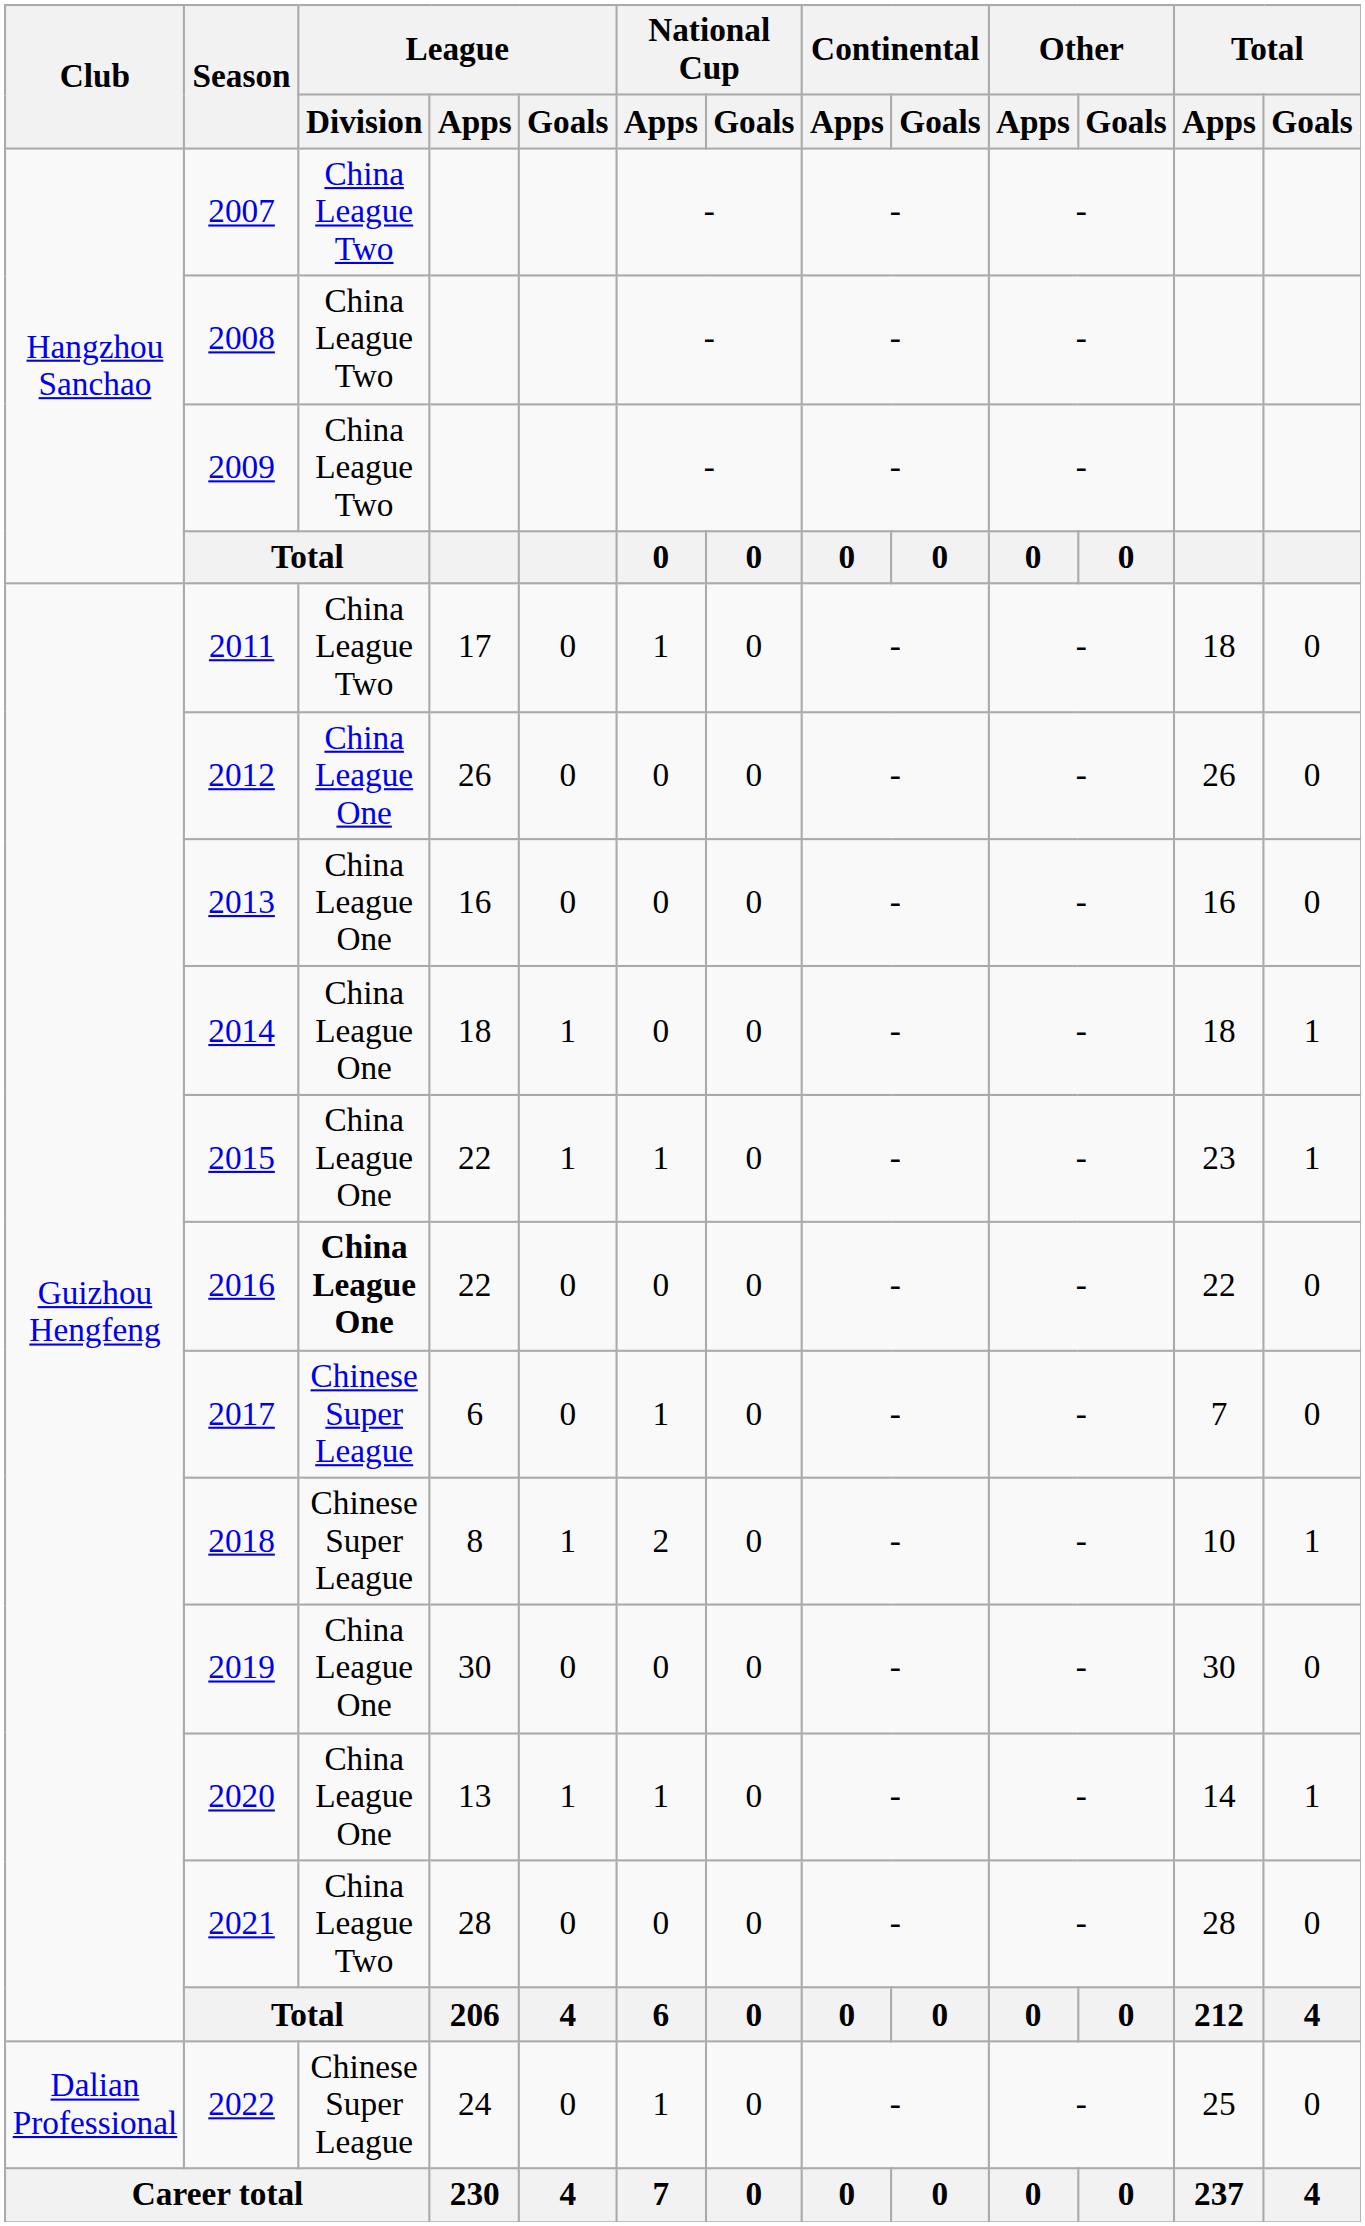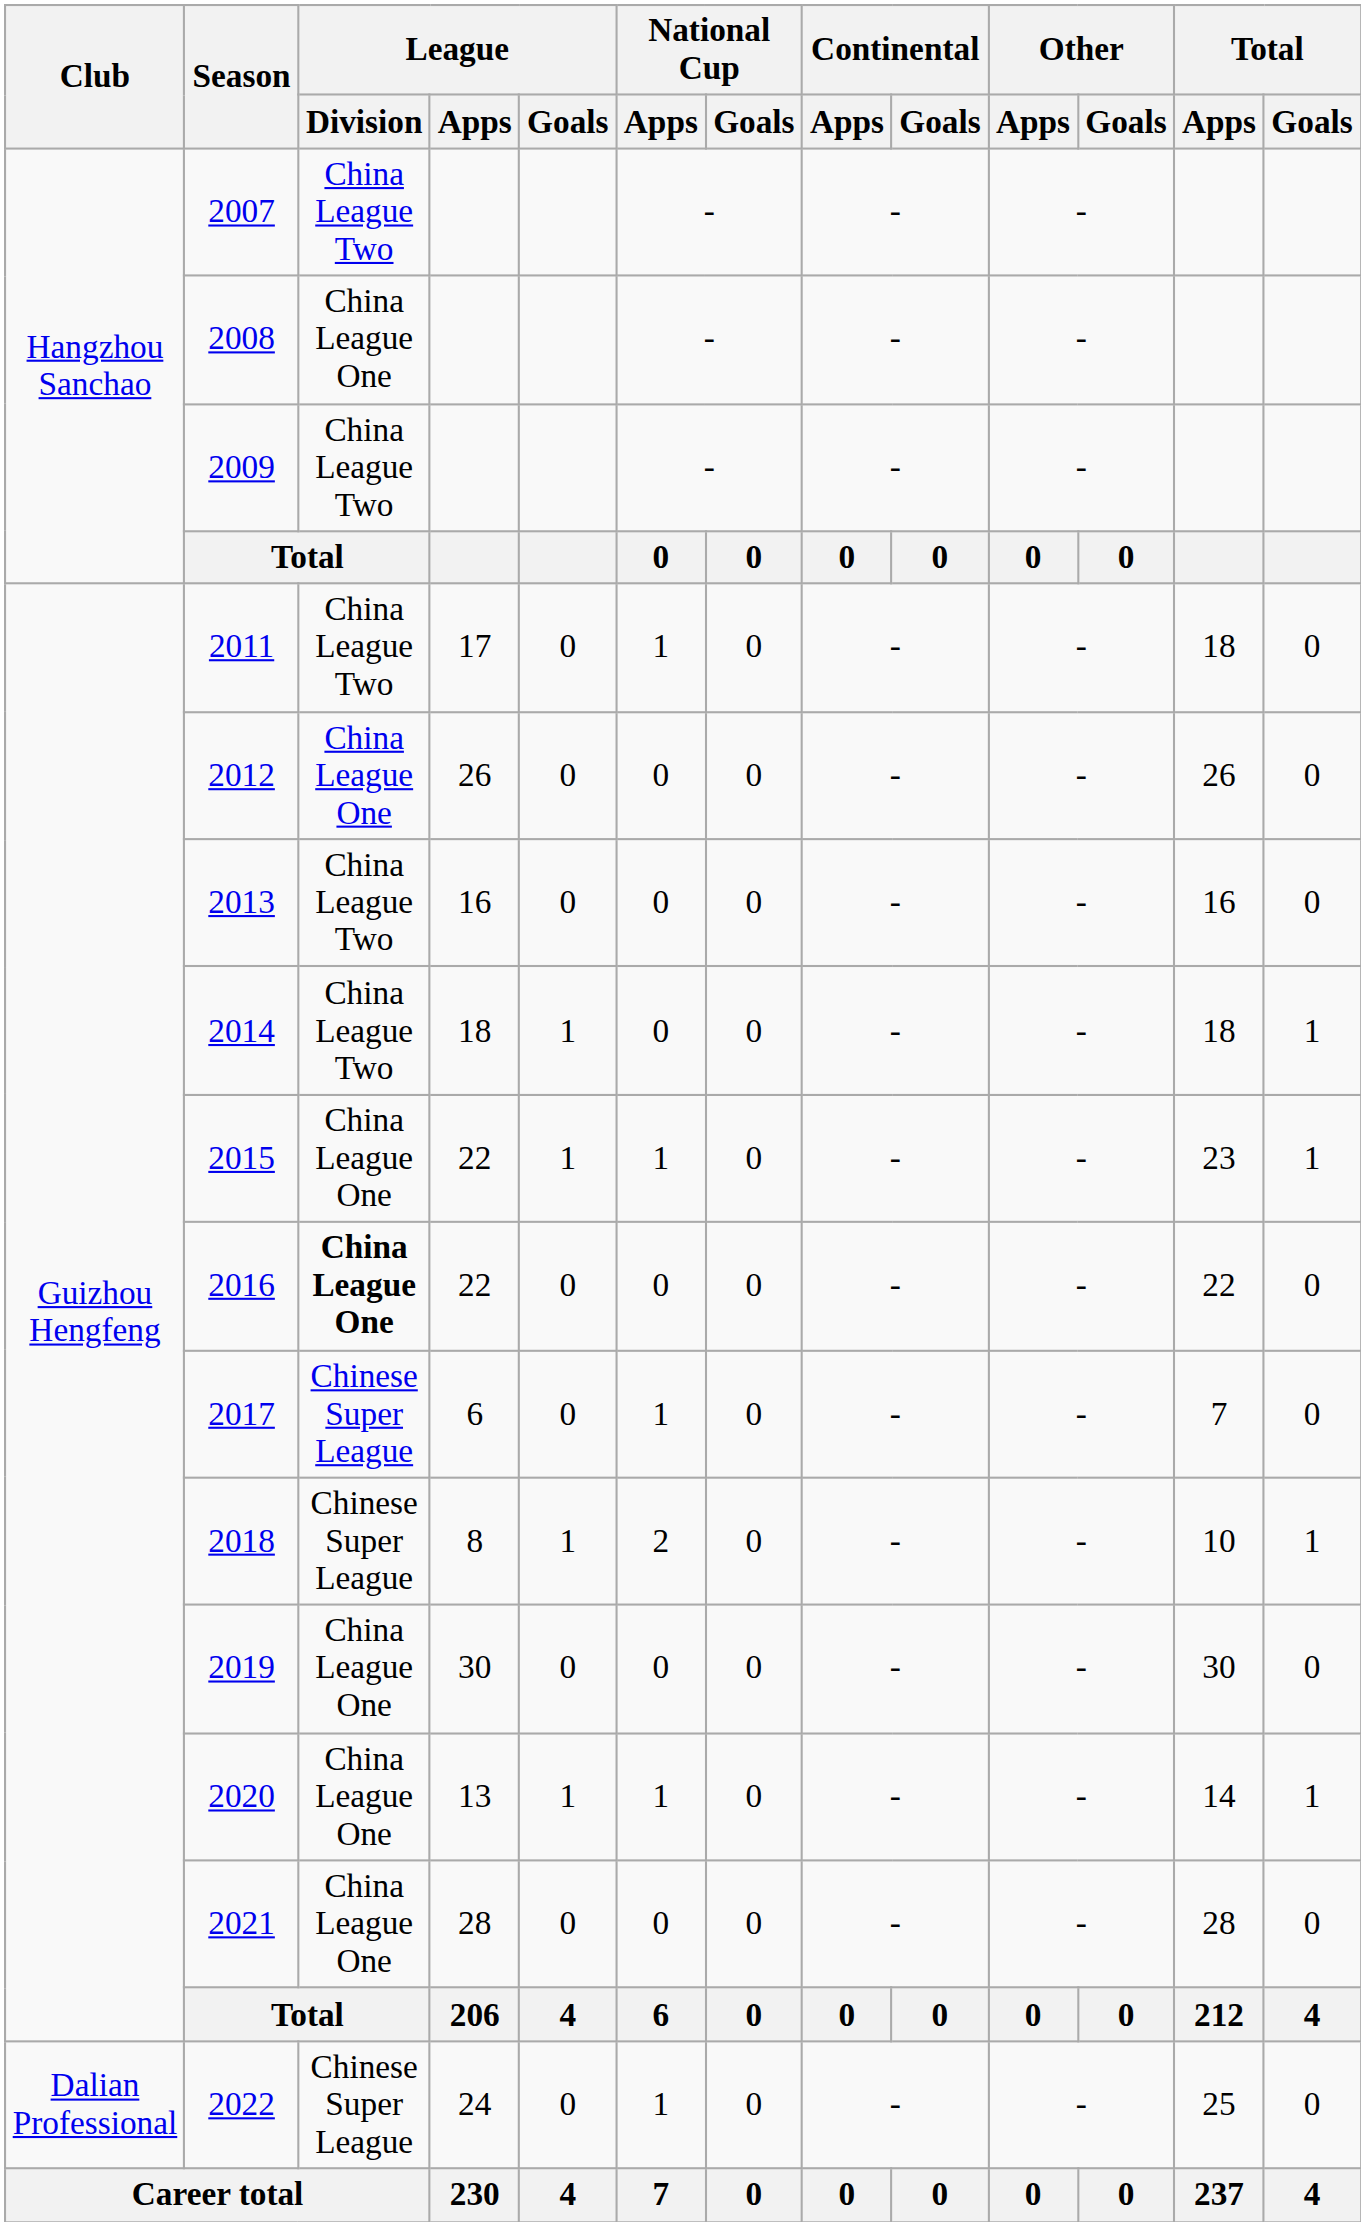(364, 338) China League Two -> (364, 338) China League One
(364, 902) China League One -> (364, 902) China League Two
(364, 1030) China League One -> (364, 1030) China League Two
(364, 1923) China League Two -> (364, 1923) China League One
